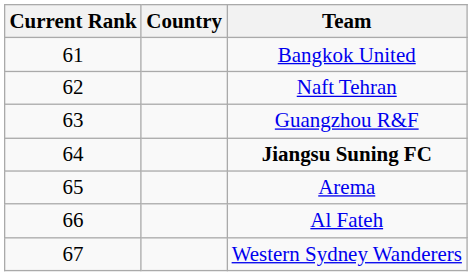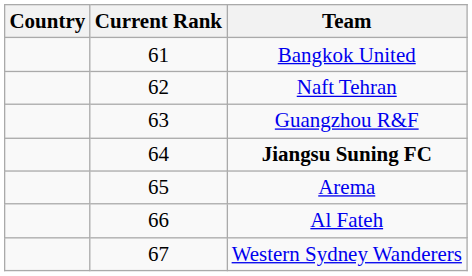columns swapped: (73, 21) <-> (184, 21)
